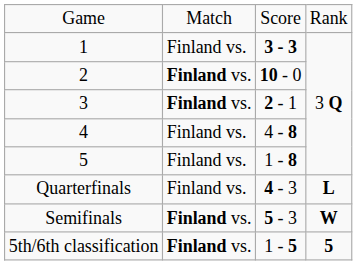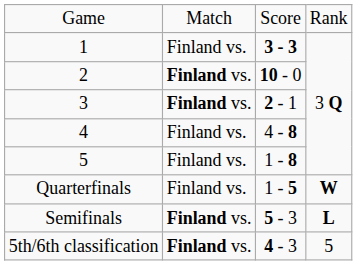(281, 189) 4 - 3 -> (281, 189) 1 - 5
(329, 189) L -> (329, 189) W
(329, 217) W -> (329, 217) L
(281, 246) 1 - 5 -> (281, 246) 4 - 3
(329, 246) bold -> (329, 246) normal
